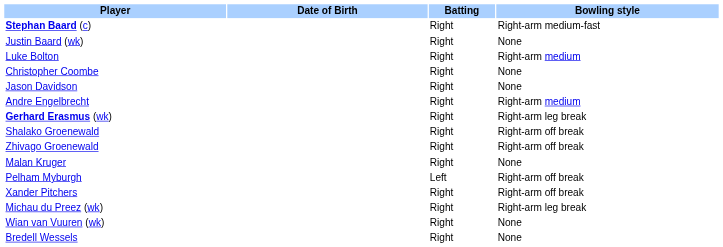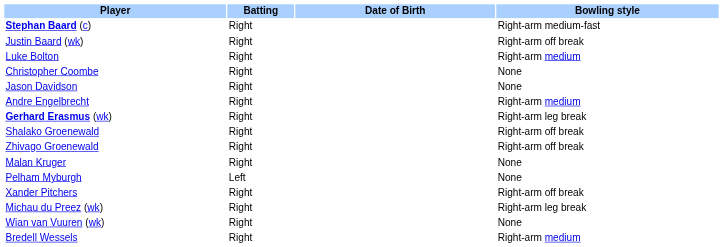columns swapped: (327, 11) <-> (462, 11)
(510, 41) None -> (541, 41) Right-arm off break
(541, 177) Right-arm off break -> (510, 177) None
(510, 238) None -> (539, 238) Right-arm medium
